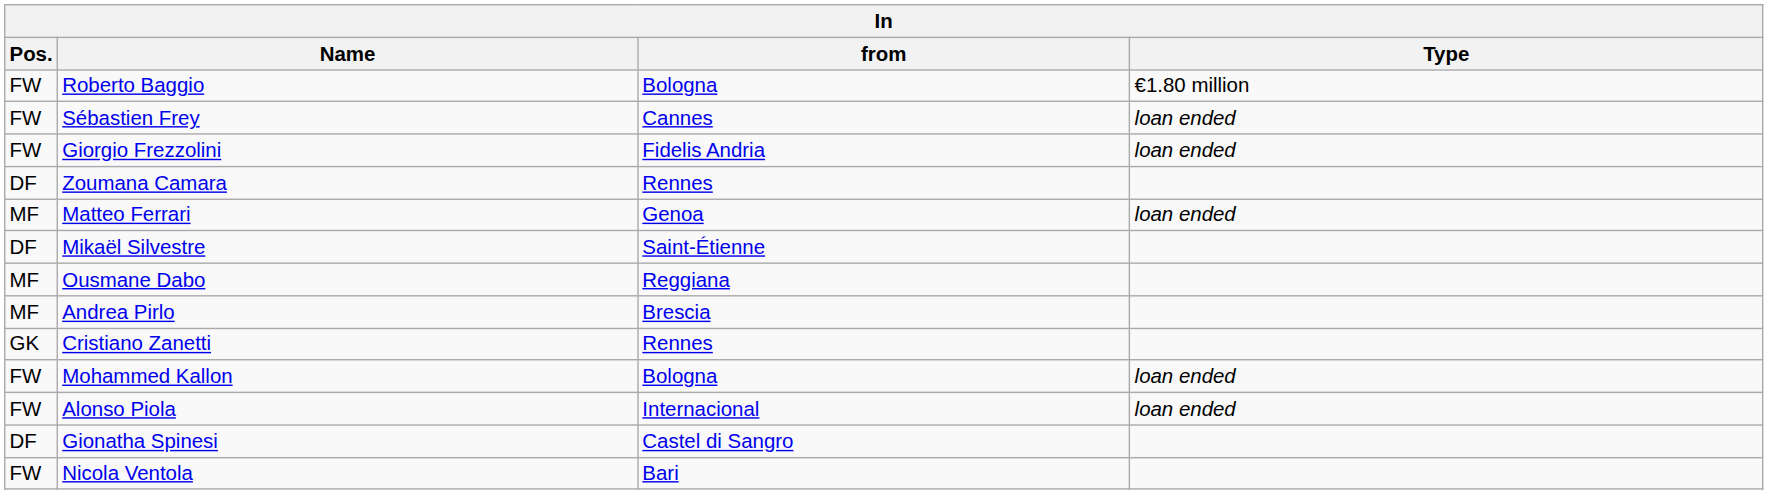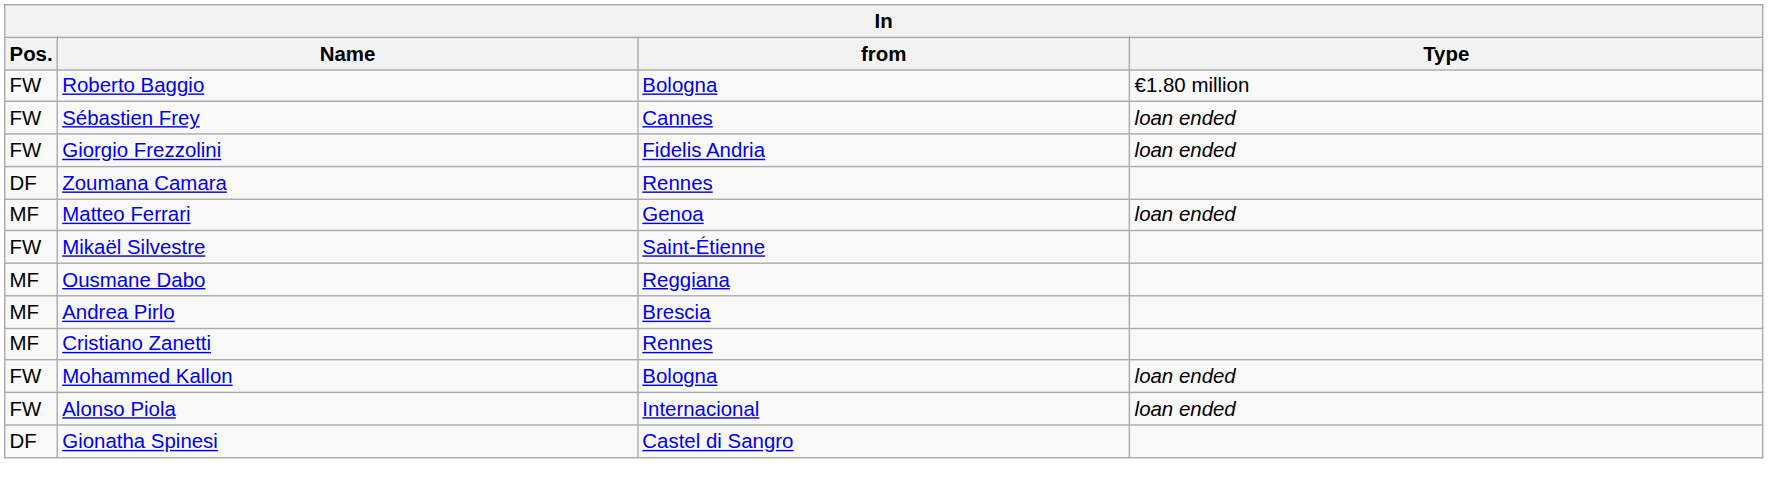(23, 247) DF -> (25, 247) FW
(24, 344) GK -> (24, 344) MF
- row: (128, 474)
